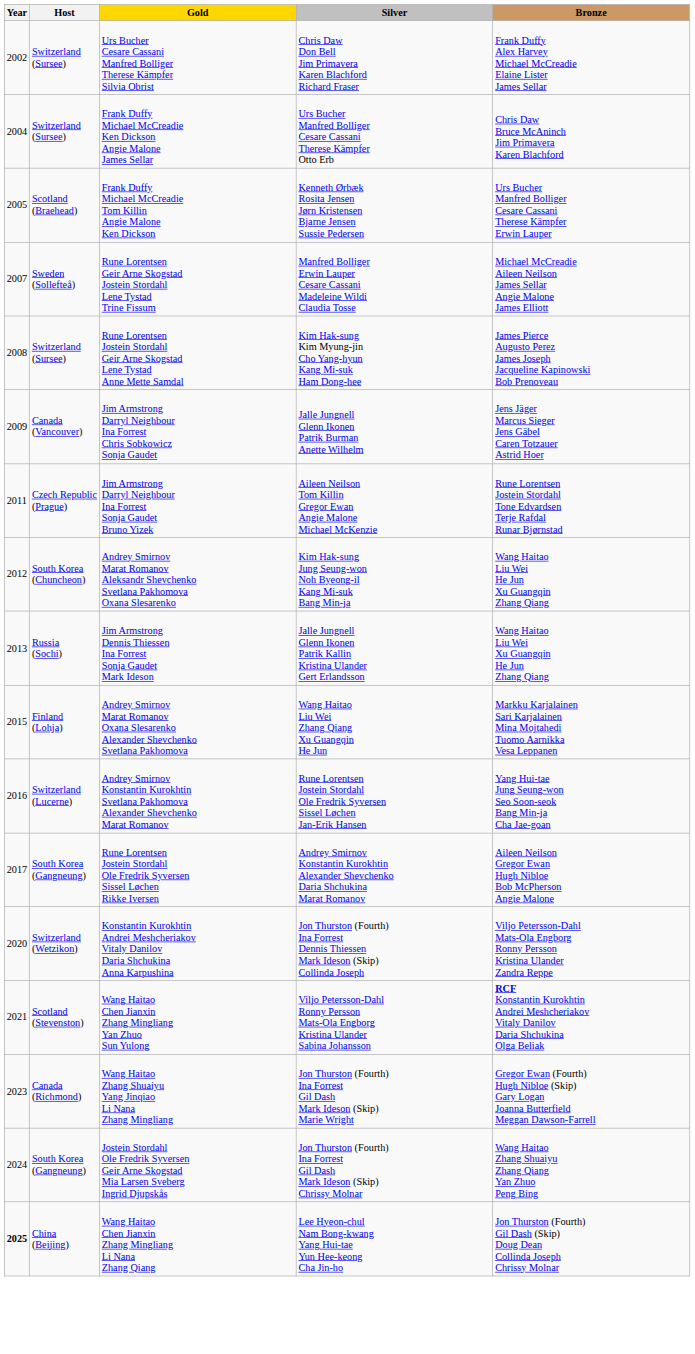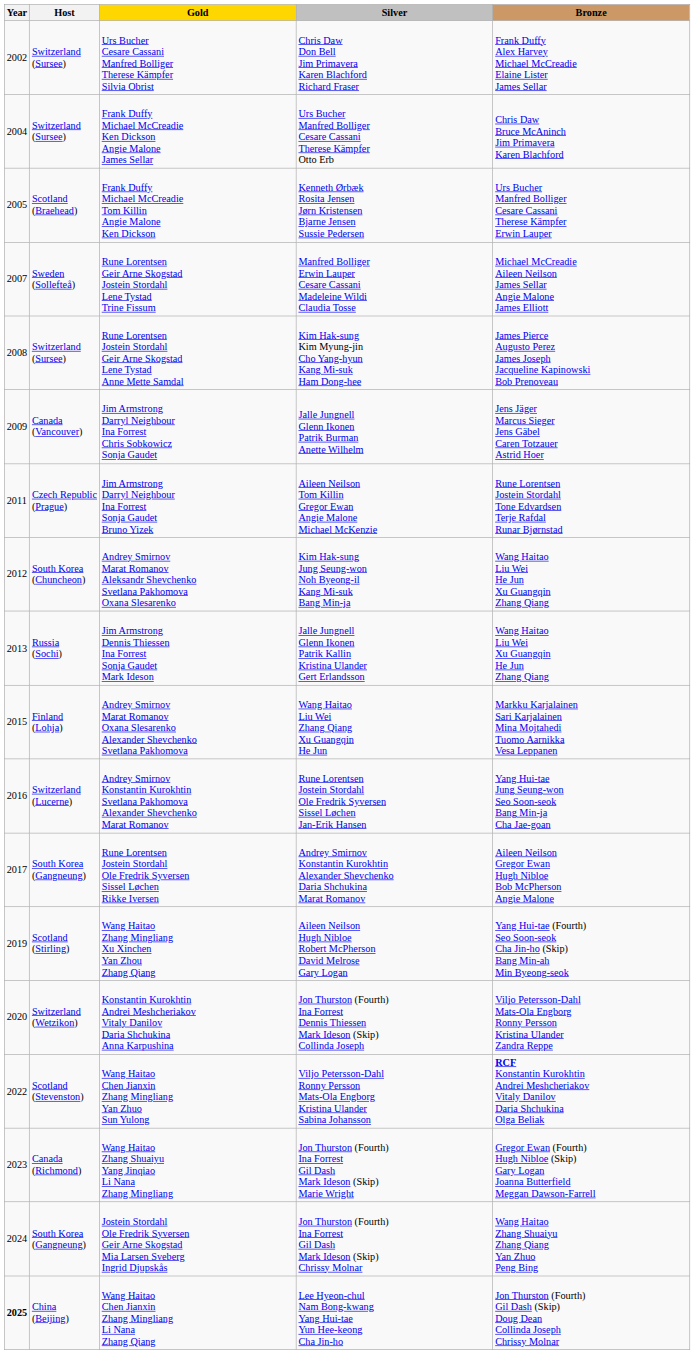+ row: (137, 949)
(17, 1017) 2021 -> (17, 1091) 2022
